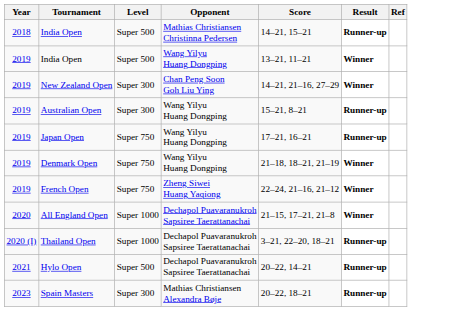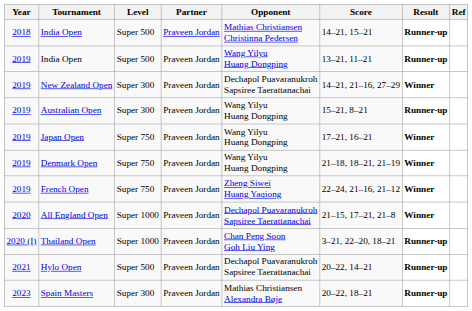+ column: (191, 12)
(358, 59) Winner -> (426, 59) Runner-up
(194, 85) Chan Peng Soon Goh Liu Ying -> (271, 85) Dechapol Puavaranukroh Sapsiree Taerattanachai
(365, 137) Runner-up -> (419, 137) Winner
(210, 241) Dechapol Puavaranukroh Sapsiree Taerattanachai -> (255, 241) Chan Peng Soon Goh Liu Ying
